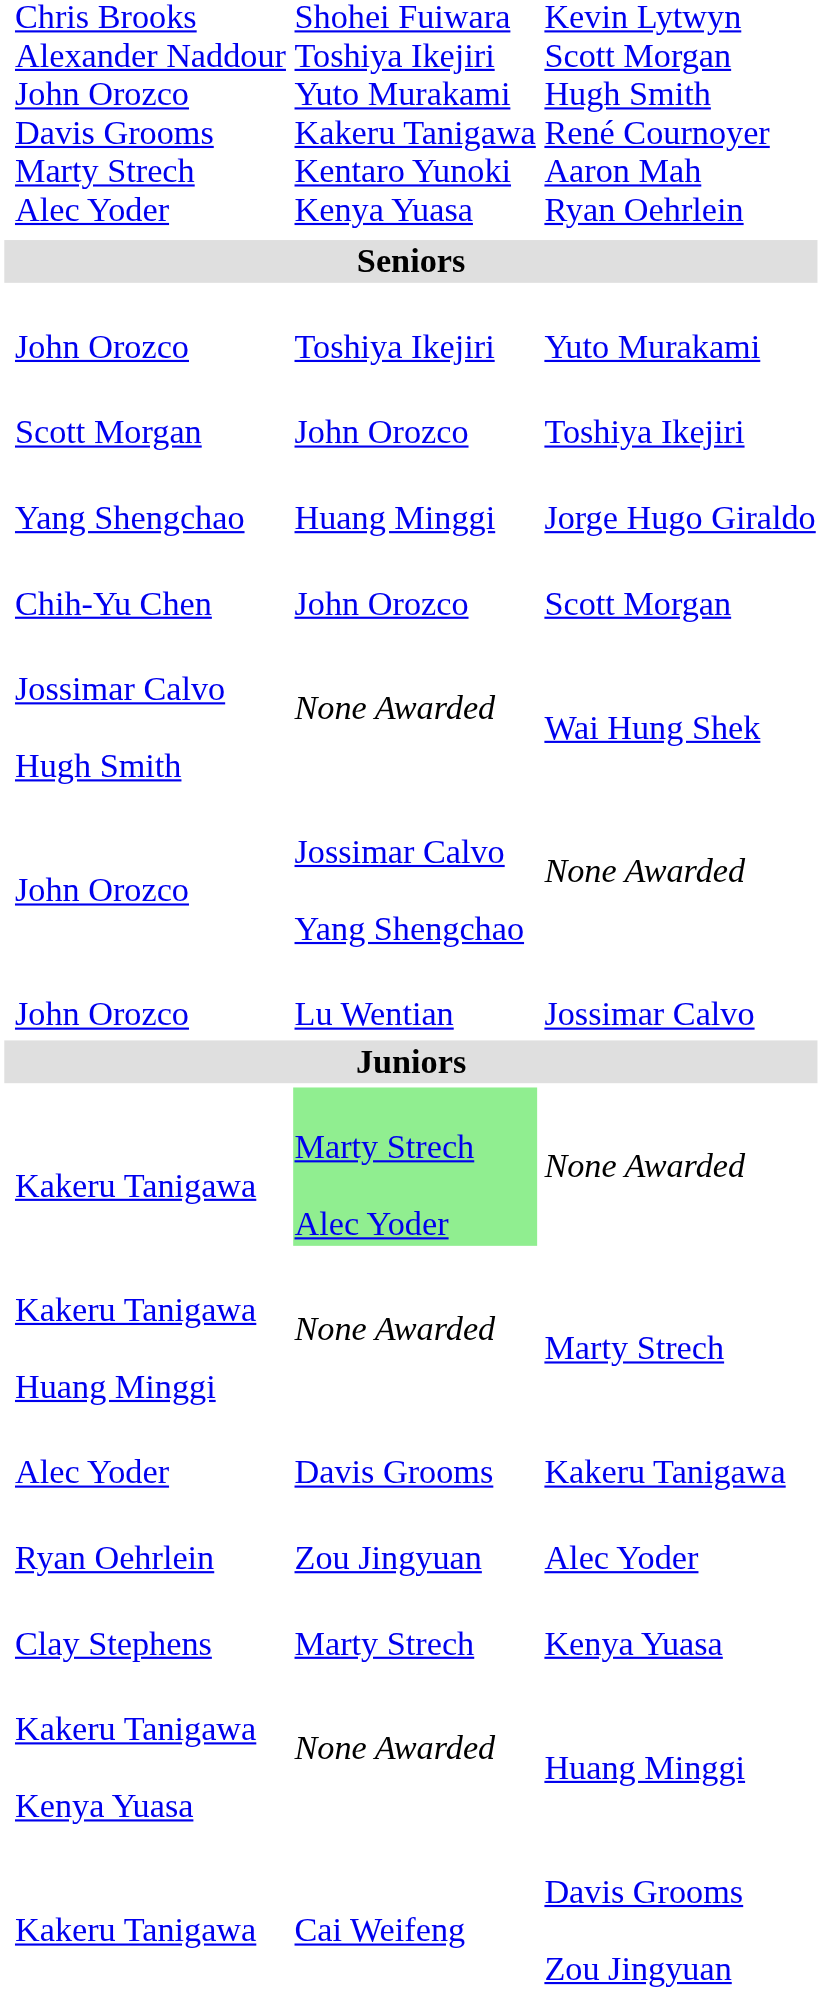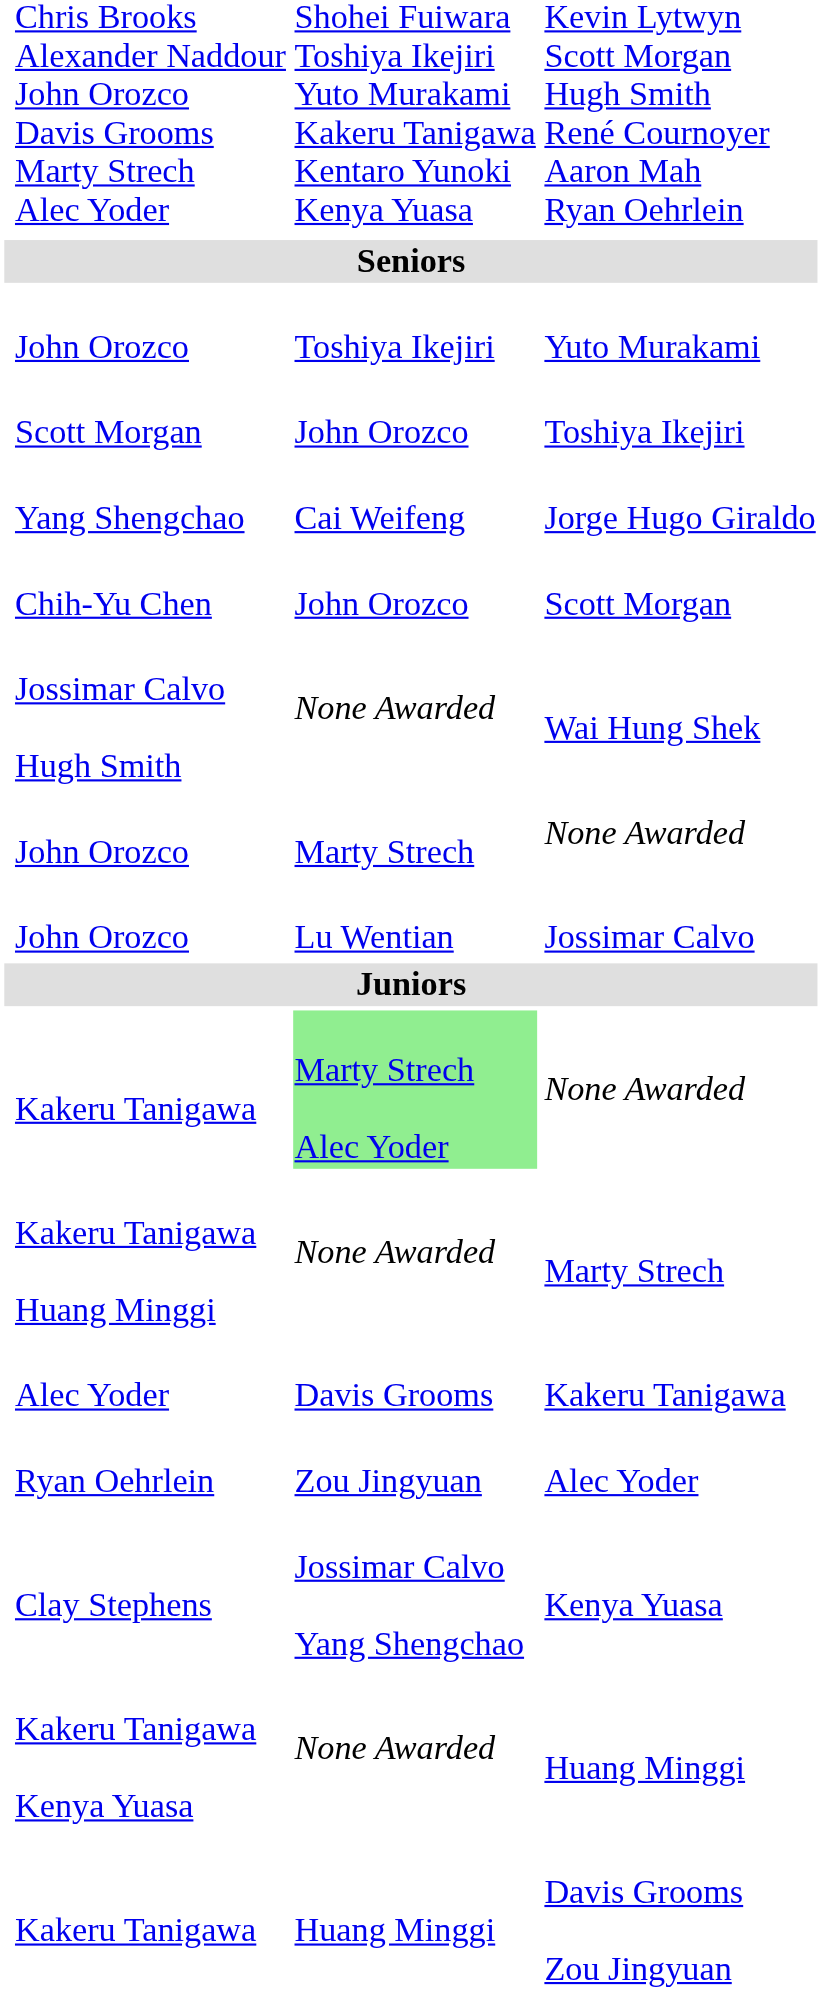(395, 517) Huang Minggi -> (380, 517) Cai Weifeng
(409, 890) Jossimar Calvo Yang Shengchao -> (384, 851) Marty Strech
(384, 1643) Marty Strech -> (409, 1604) Jossimar Calvo Yang Shengchao
(380, 1930) Cai Weifeng -> (395, 1930) Huang Minggi
